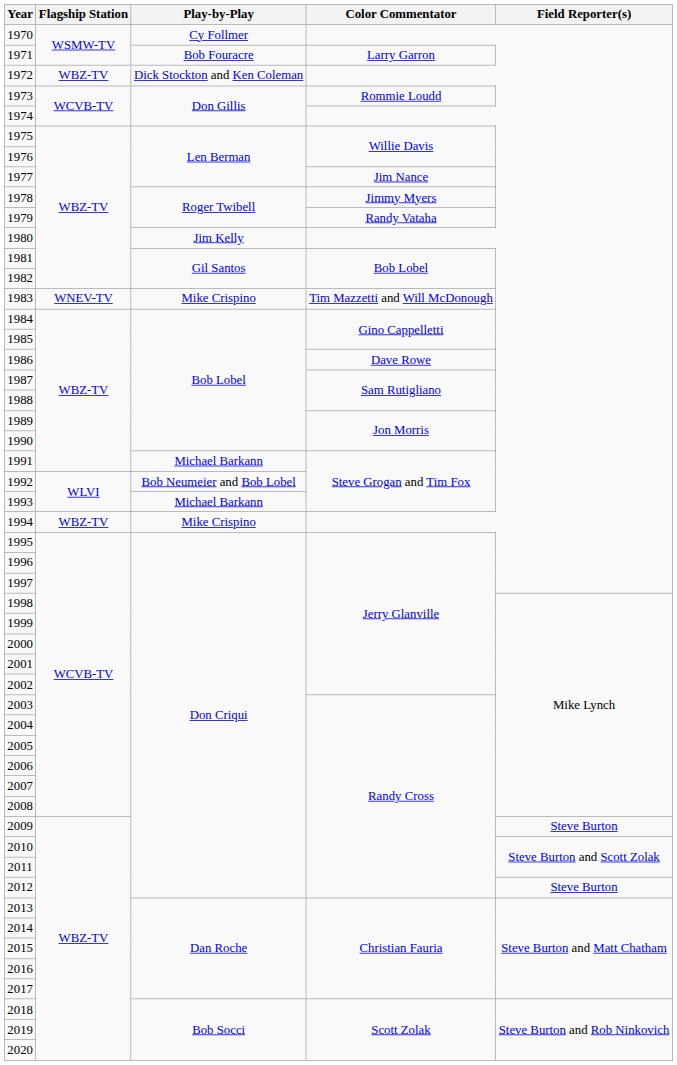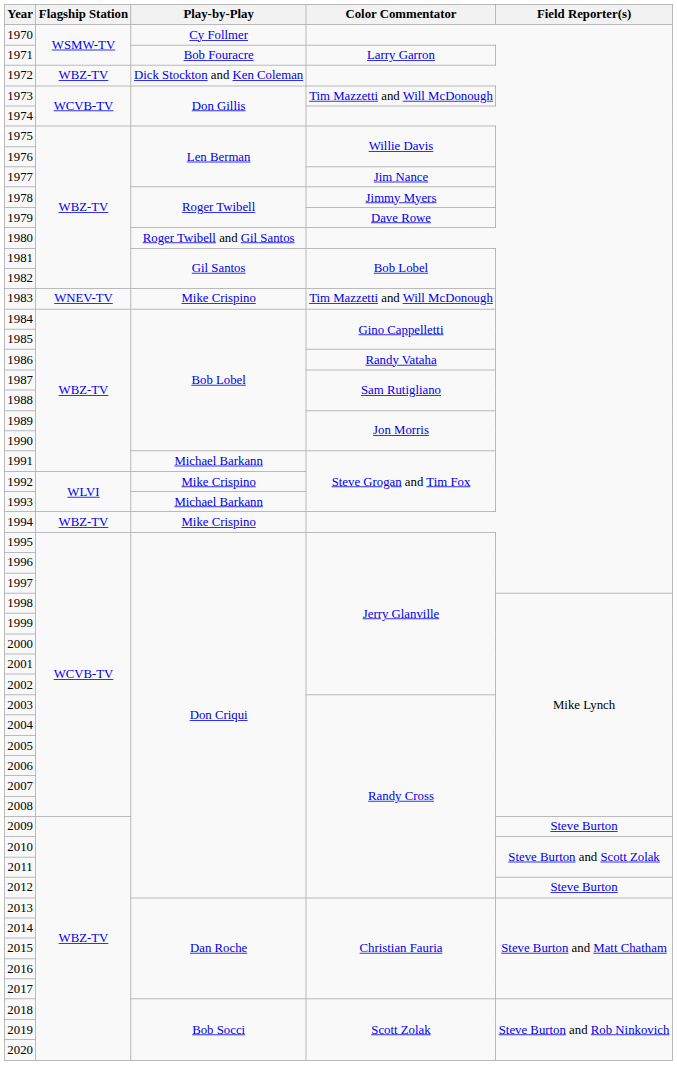(401, 95) Rommie Loudd -> (401, 95) Tim Mazzetti and Will McDonough
(401, 217) Randy Vataha -> (401, 217) Dave Rowe
(219, 237) Jim Kelly -> (219, 237) Roger Twibell and Gil Santos
(401, 359) Dave Rowe -> (401, 359) Randy Vataha
(219, 481) Bob Neumeier and Bob Lobel -> (219, 481) Mike Crispino
